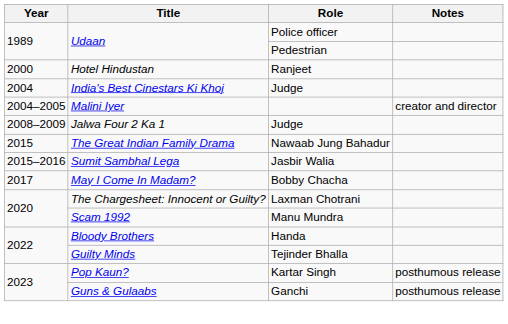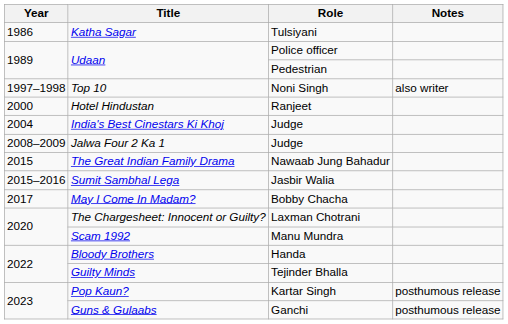+ row: (103, 32)
+ row: (89, 87)
- row: (98, 106)
